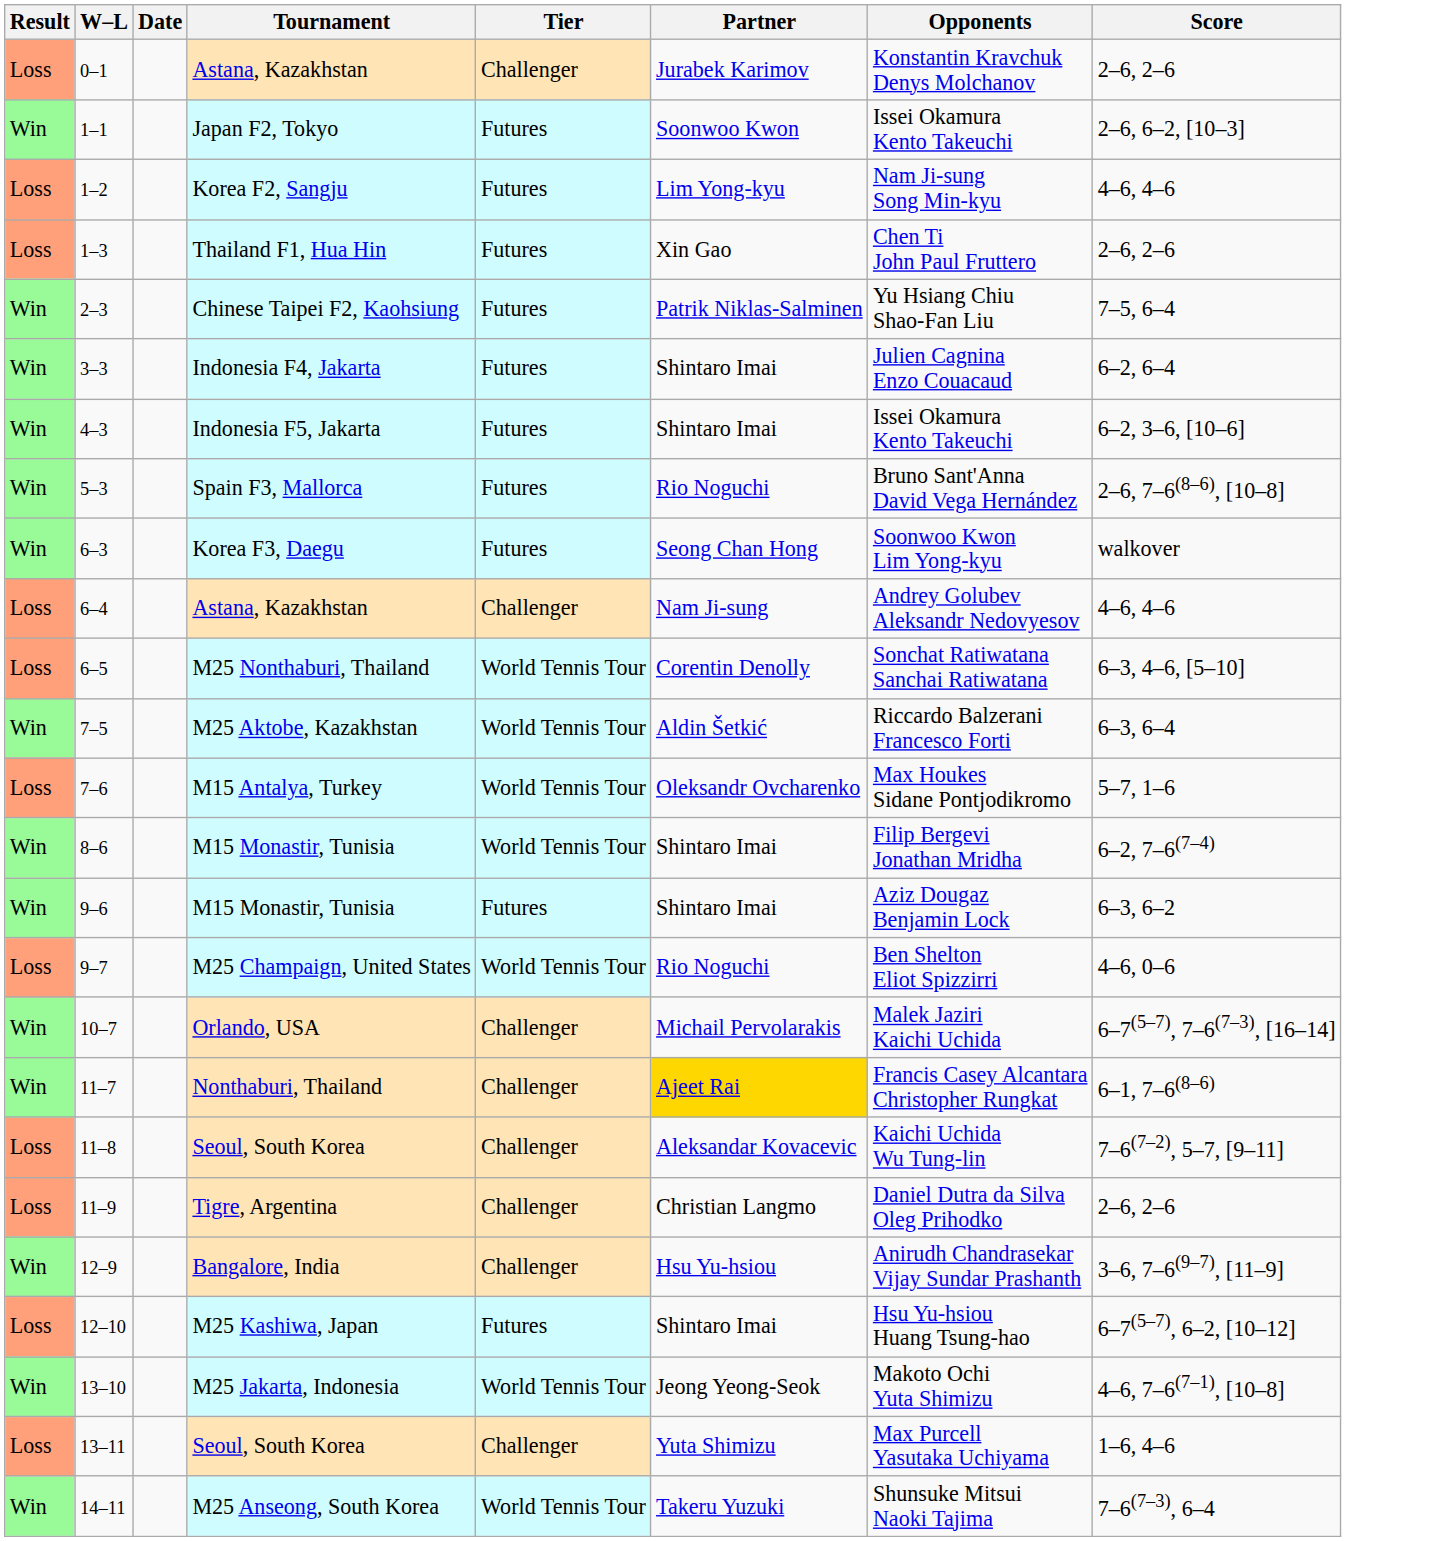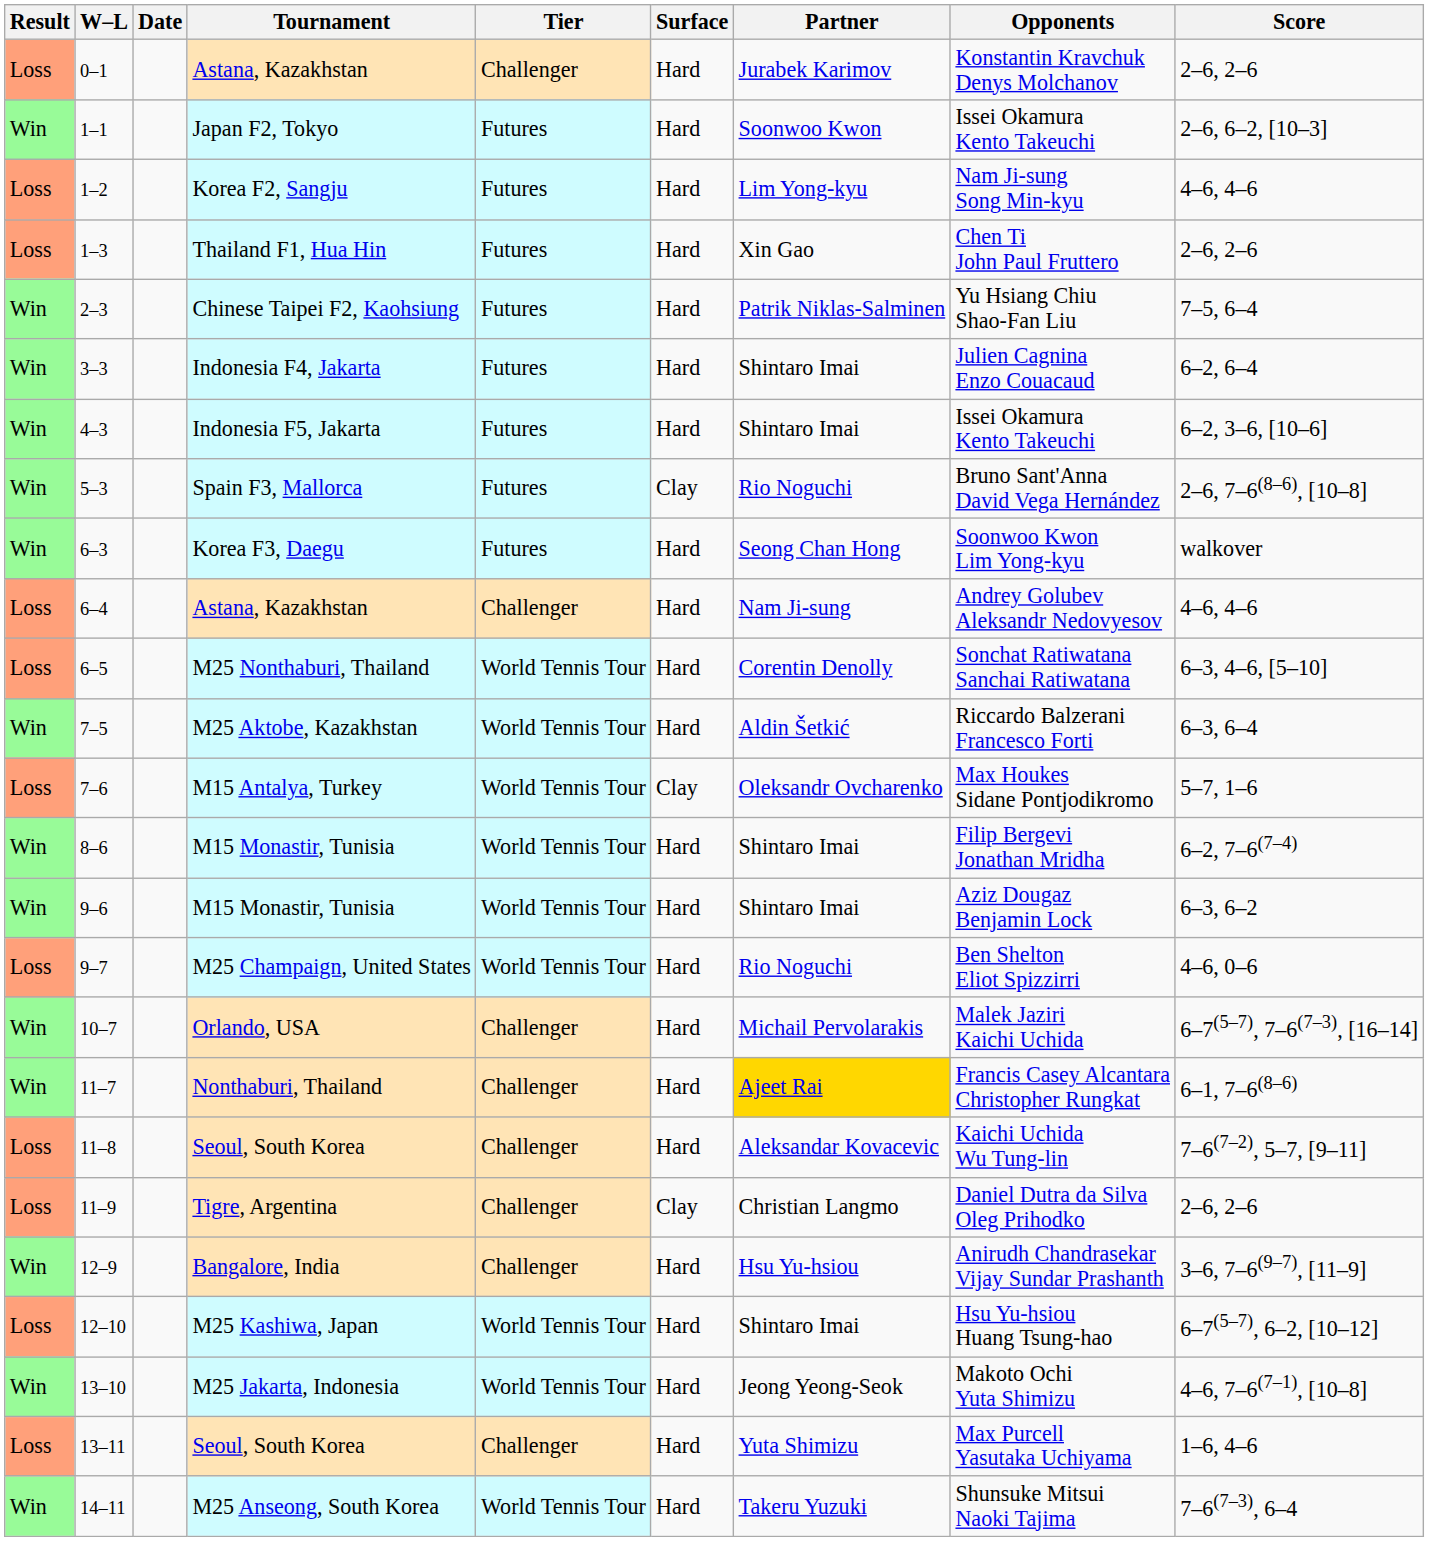+ column: (692, 22)
(514, 907) Futures -> (563, 907) World Tennis Tour
(514, 1326) Futures -> (563, 1326) World Tennis Tour
